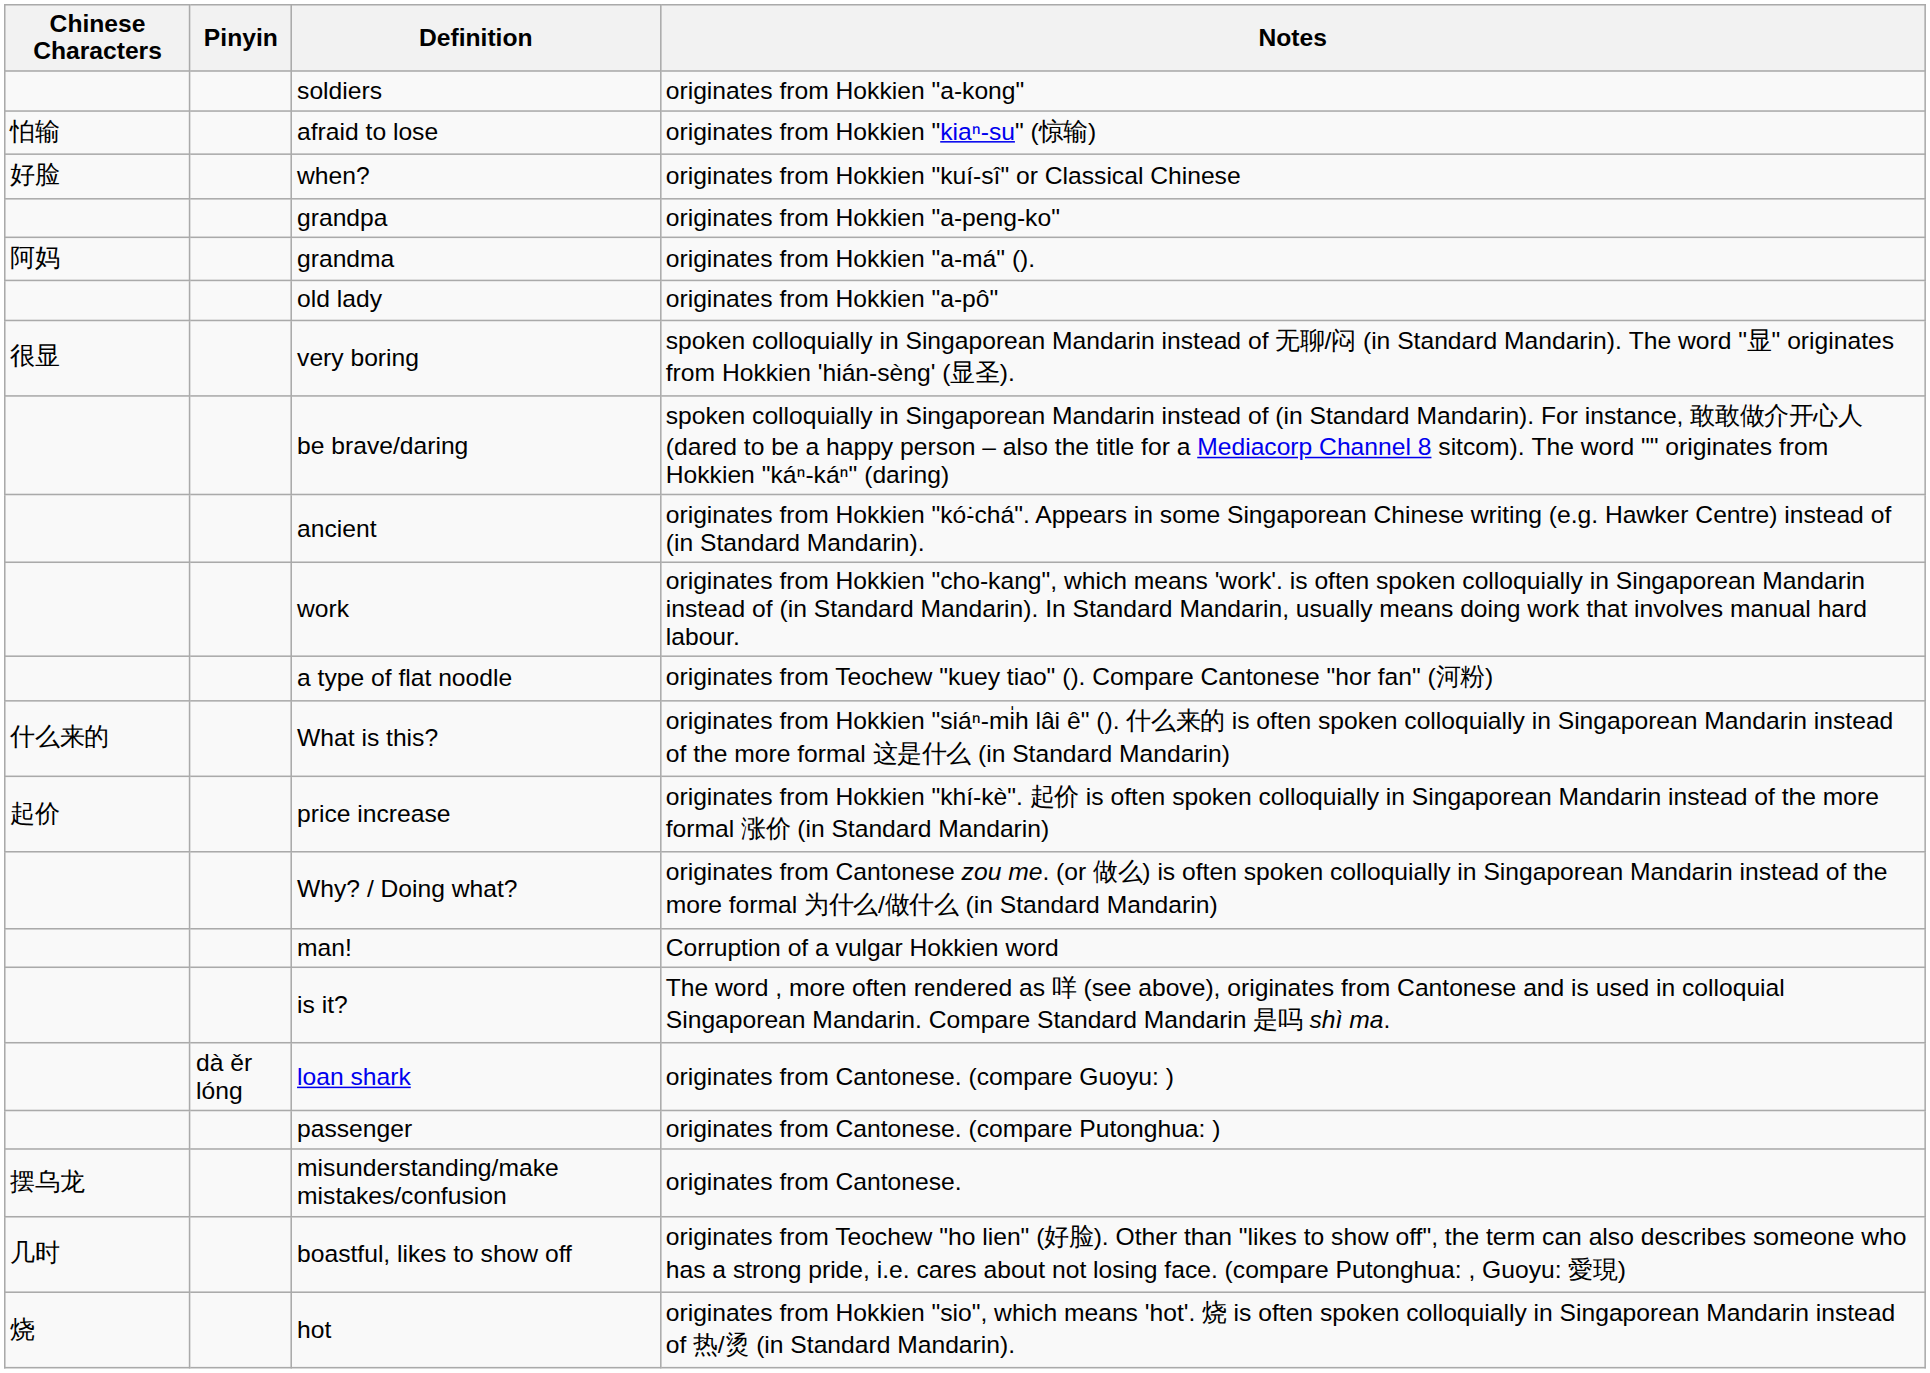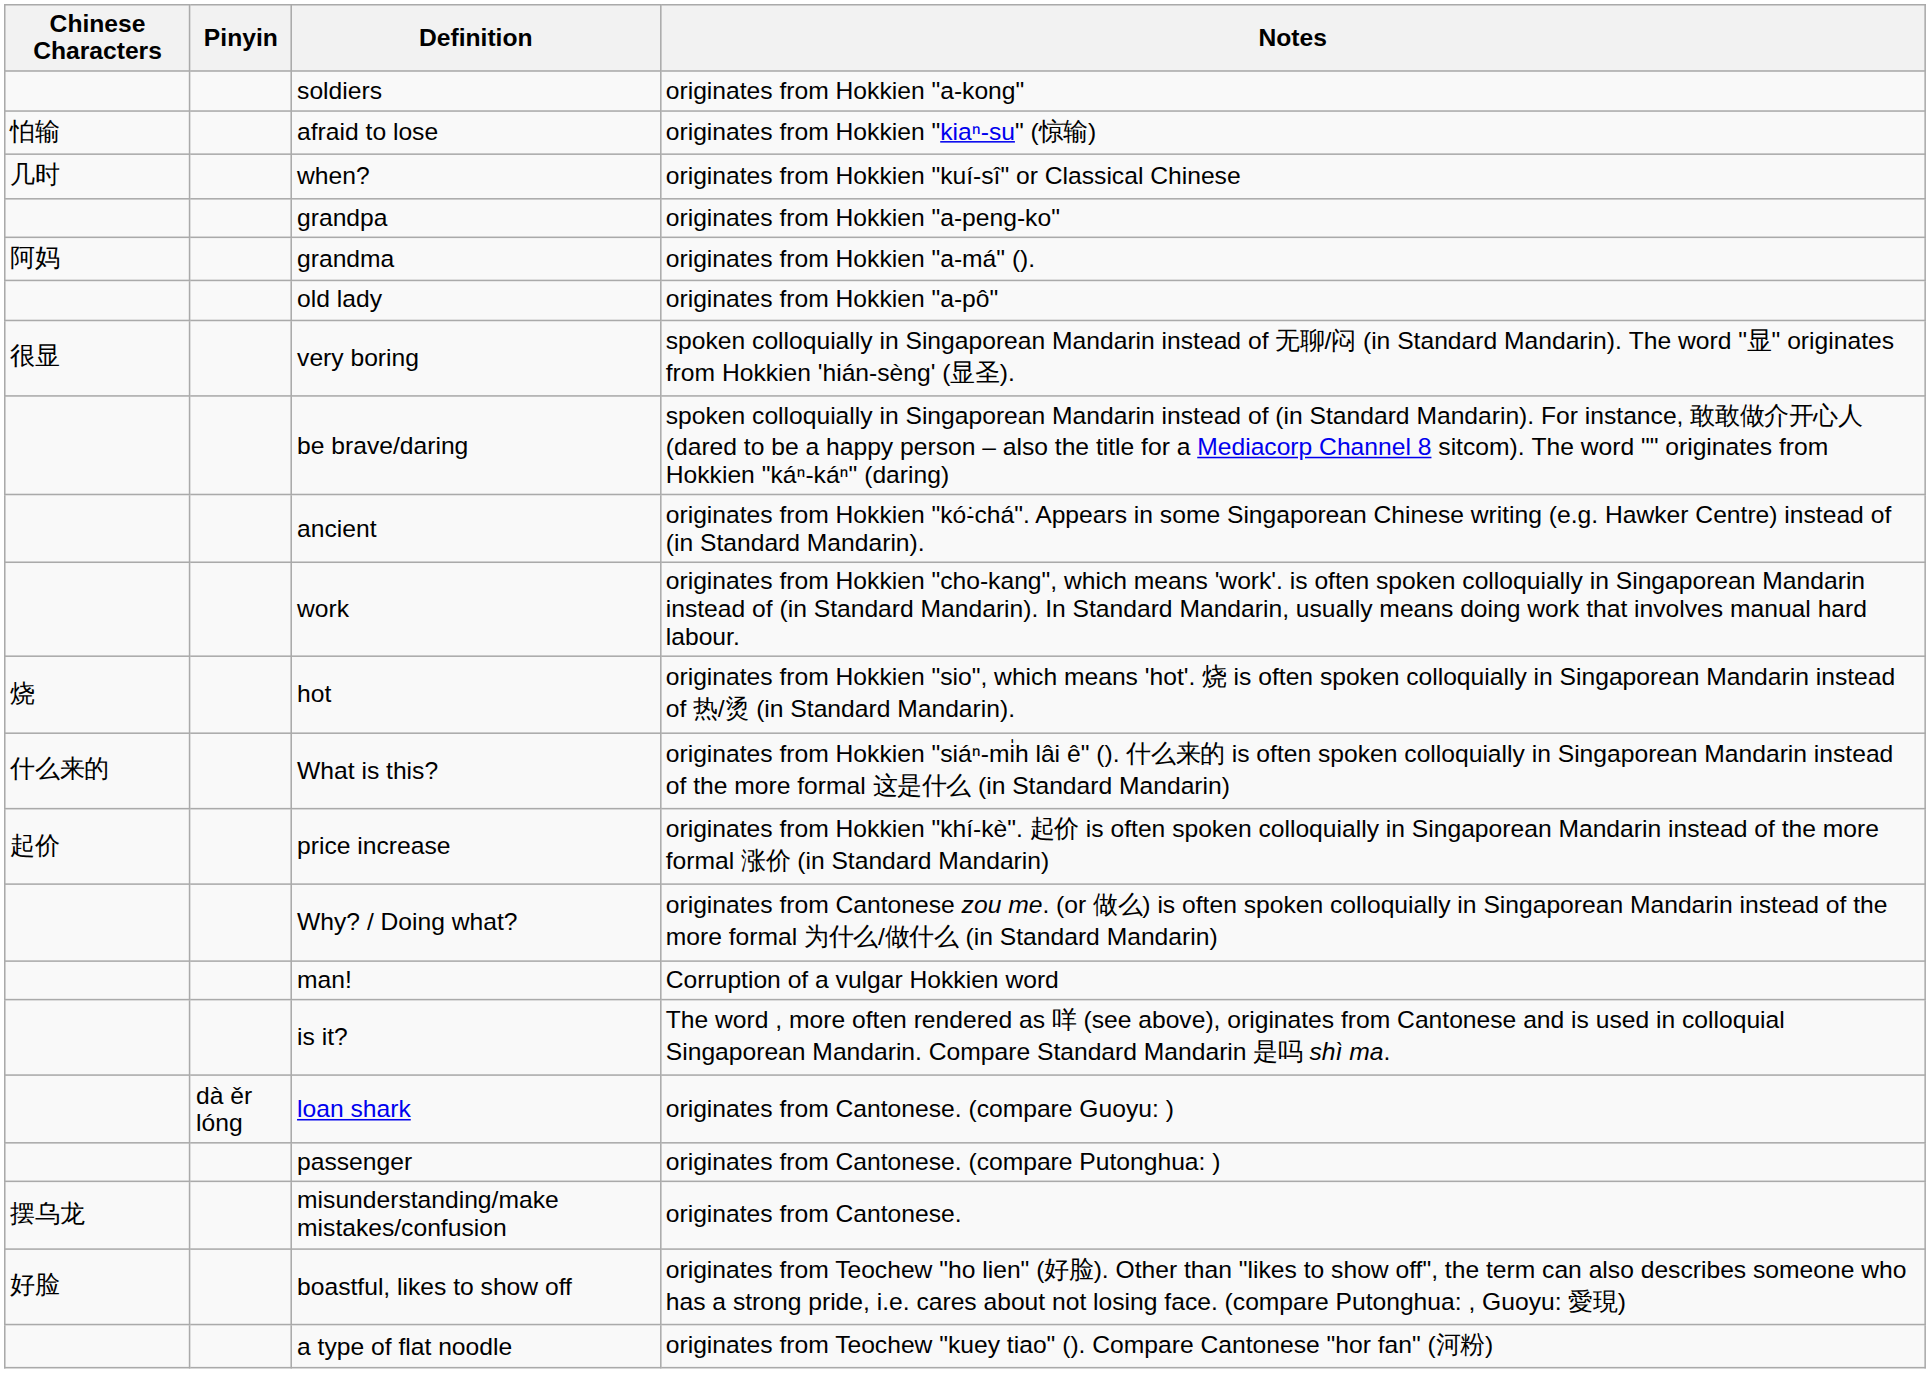(35, 175) 好脸 -> (35, 175) 几时
rows swapped: (314, 1329) <-> (405, 677)
(35, 1252) 几时 -> (35, 1285) 好脸
